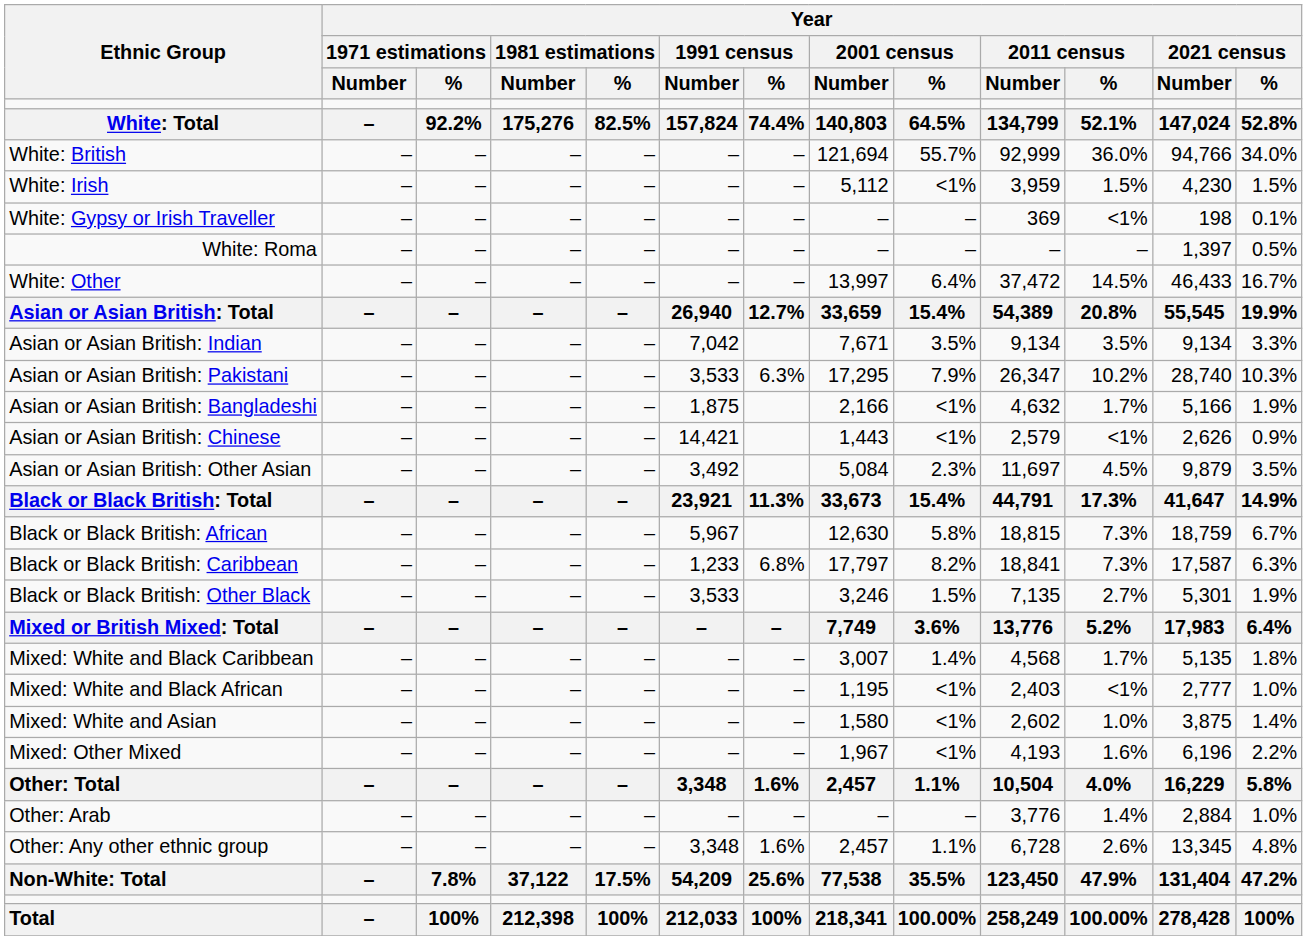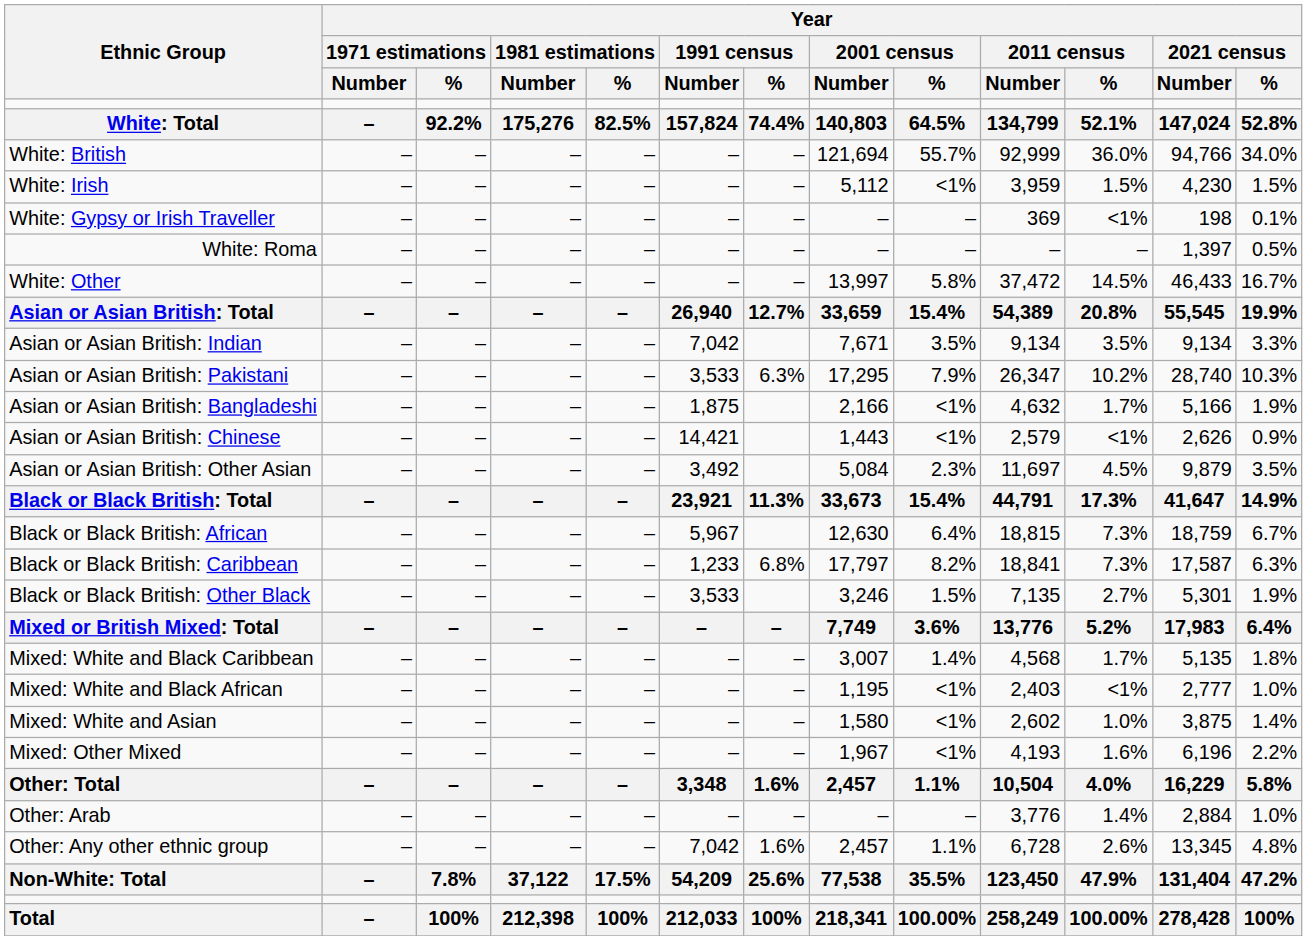(953, 281) 6.4% -> (953, 281) 5.8%
(953, 532) 5.8% -> (953, 532) 6.4%
(714, 847) 3,348 -> (714, 847) 7,042
